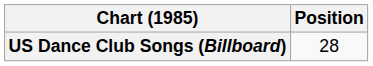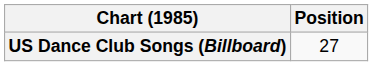(329, 46) 28 -> (329, 46) 27
